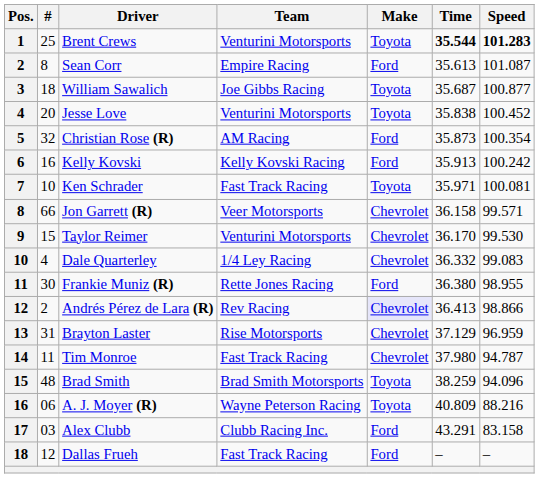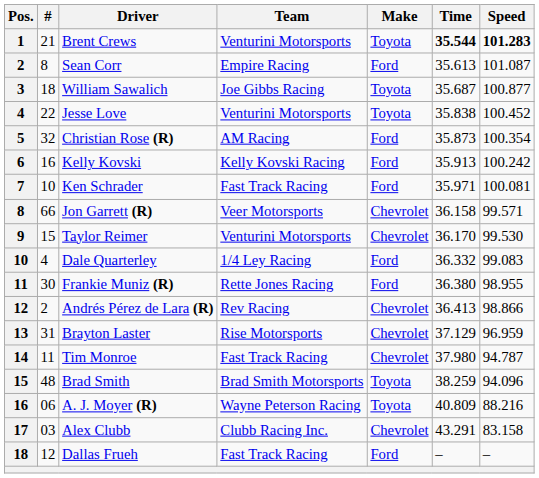(48, 41) 25 -> (48, 41) 21
(48, 114) 20 -> (48, 114) 22
(391, 187) Toyota -> (384, 187) Ford
(399, 259) Chevrolet -> (384, 259) Ford
(399, 308) lavender background -> (399, 308) no background
(384, 430) Ford -> (399, 430) Chevrolet
